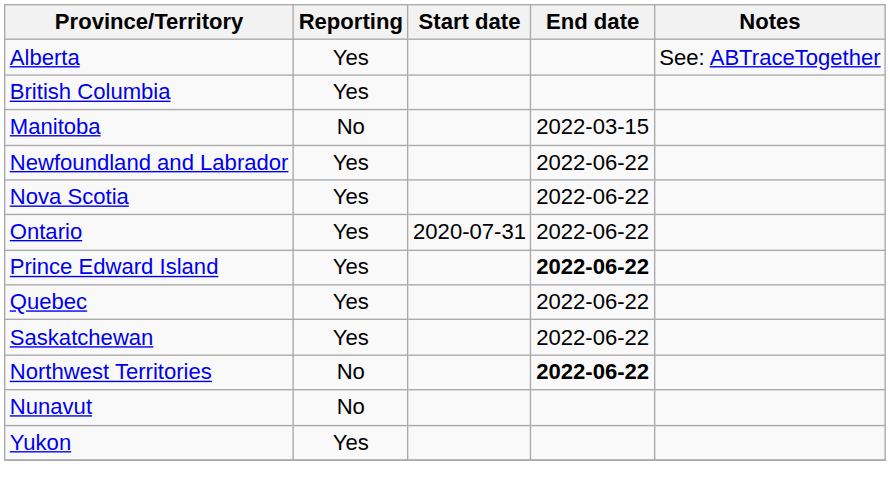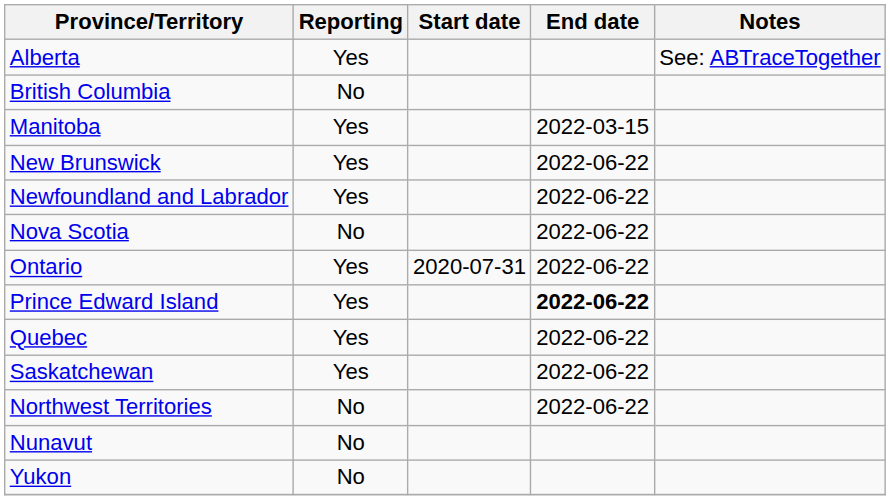(351, 92) Yes -> (351, 92) No
(351, 127) No -> (351, 127) Yes
+ row: (85, 162)
(351, 197) Yes -> (351, 232) No
(593, 372) bold -> (593, 407) normal
(351, 442) Yes -> (351, 477) No
